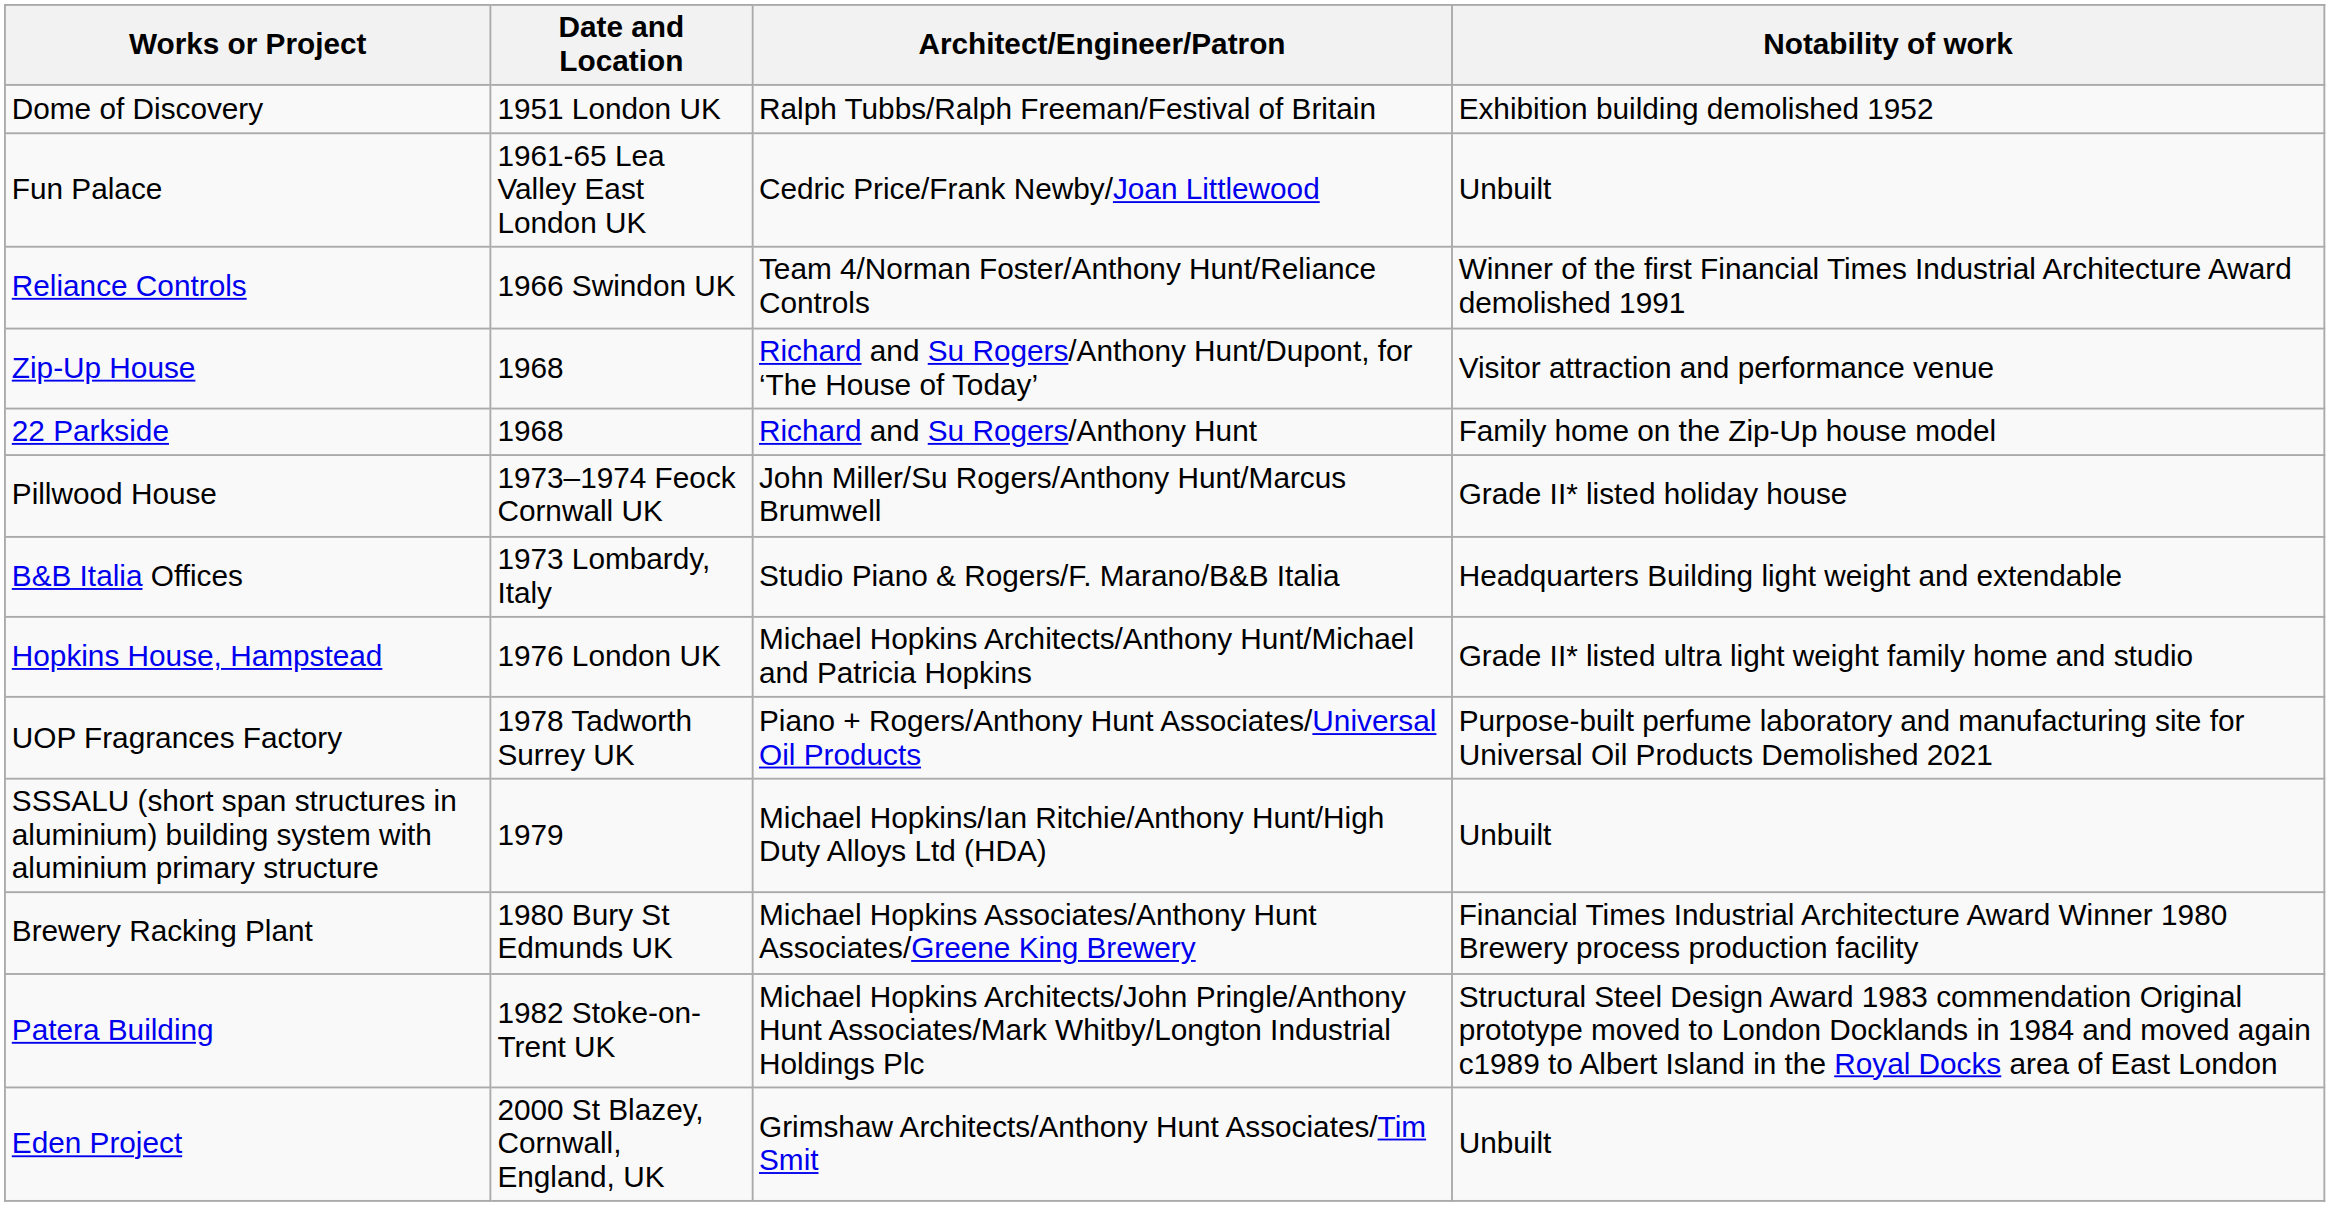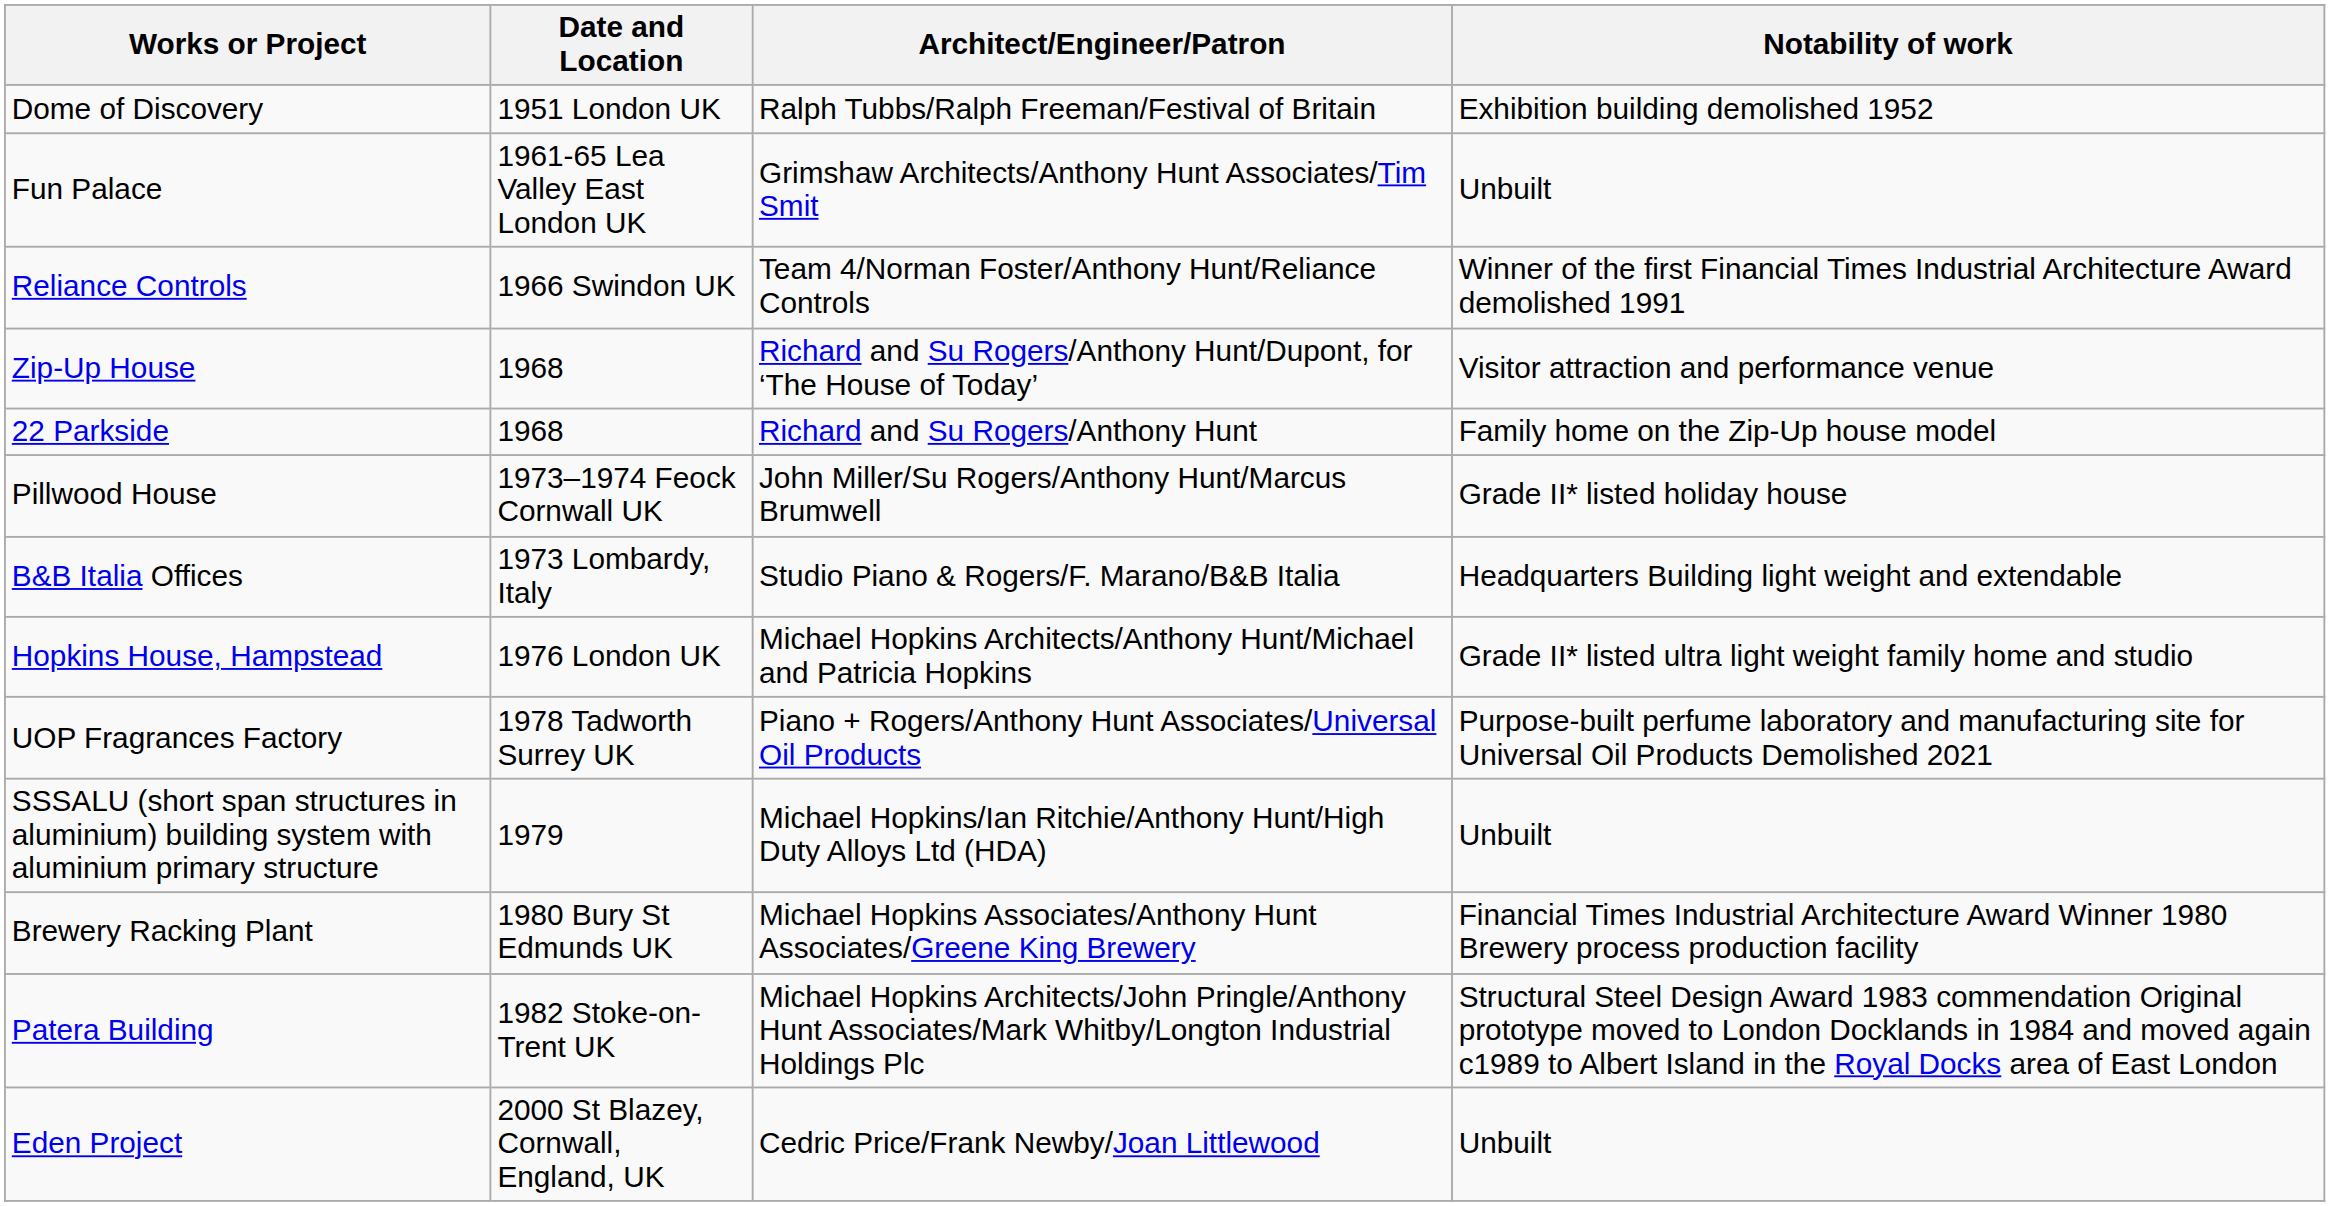(1039, 189) Cedric Price/Frank Newby/Joan Littlewood -> (1093, 189) Grimshaw Architects/Anthony Hunt Associates/Tim Smit
(1093, 1143) Grimshaw Architects/Anthony Hunt Associates/Tim Smit -> (1039, 1143) Cedric Price/Frank Newby/Joan Littlewood
